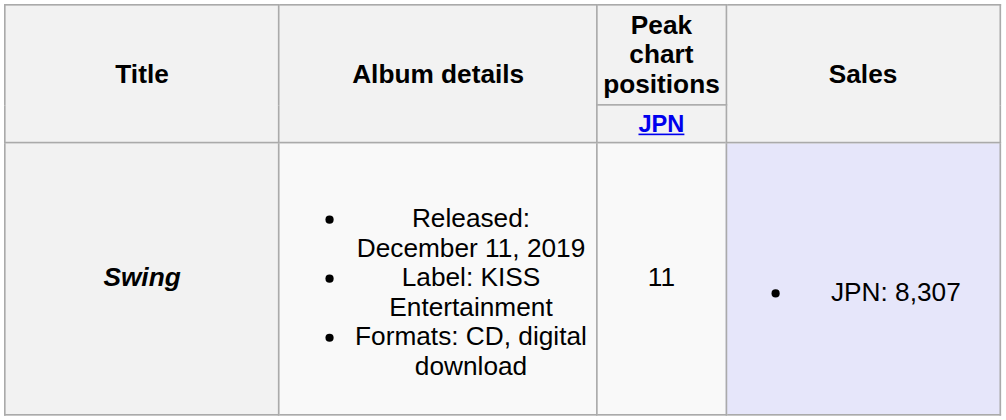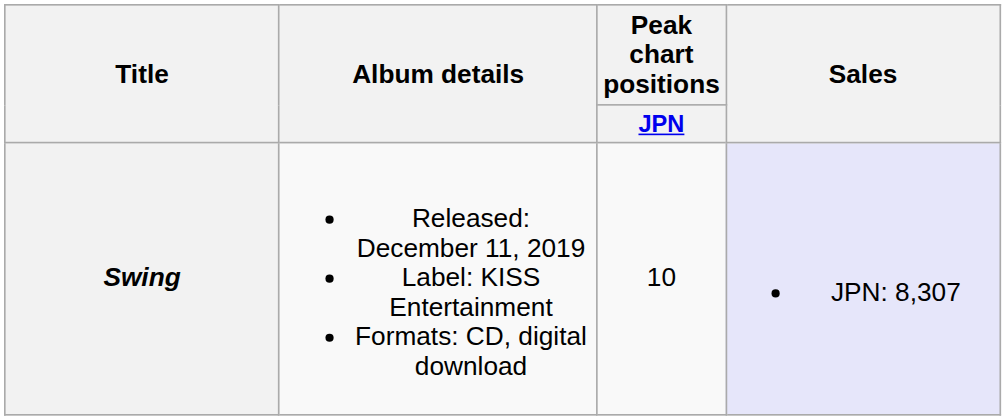(661, 278) 11 -> (661, 278) 10
